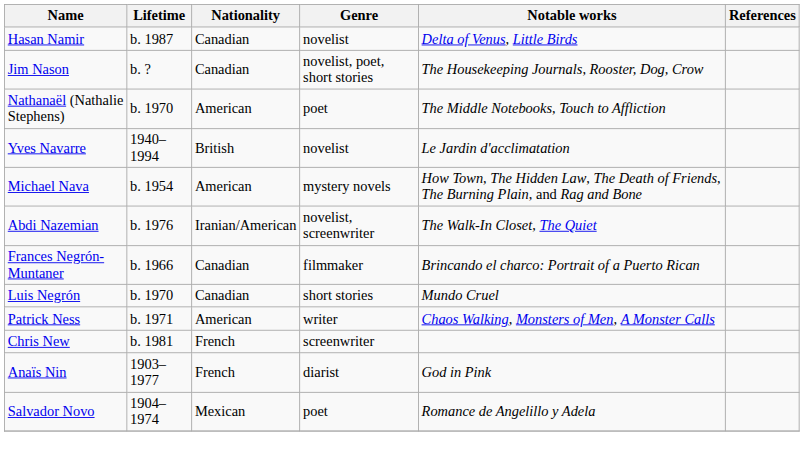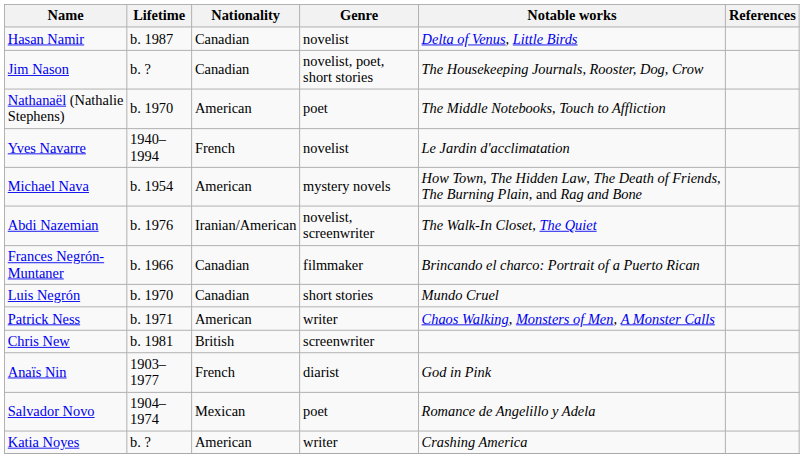(215, 147) British -> (215, 147) French
(215, 341) French -> (215, 341) British
+ row: (44, 442)
